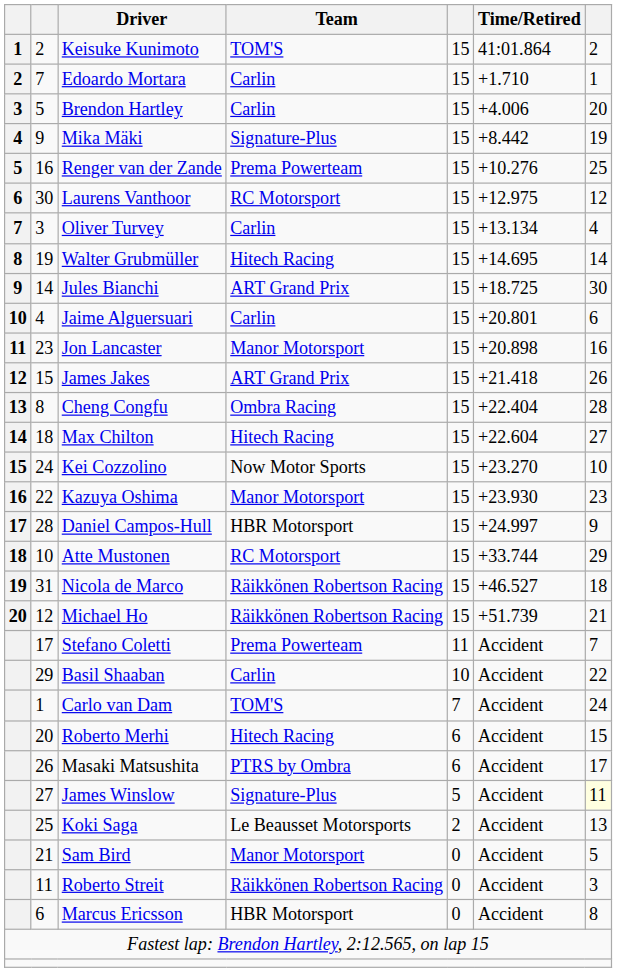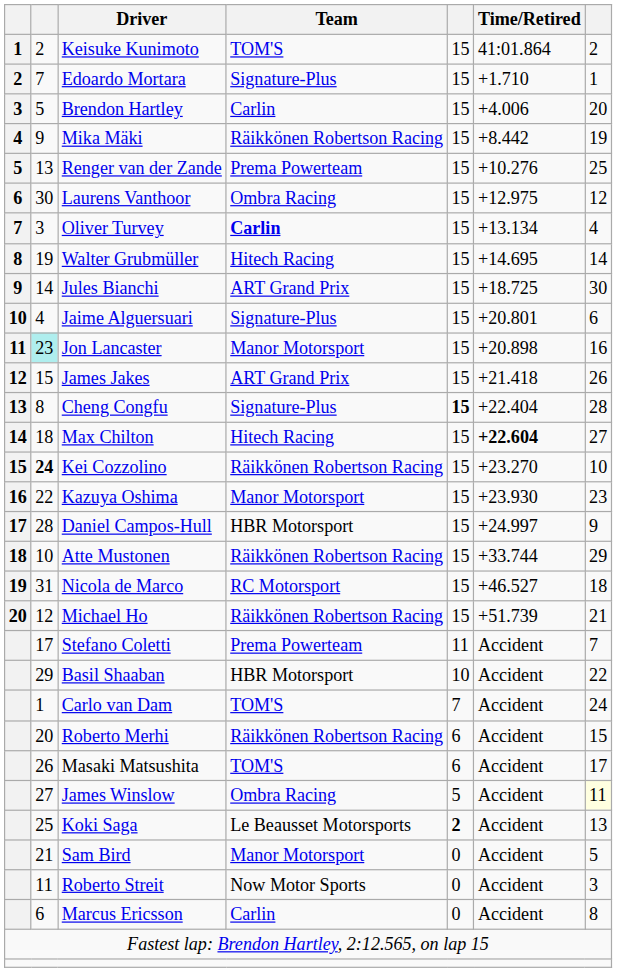(253, 79) Carlin -> (283, 79) Signature-Plus
(283, 138) Signature-Plus -> (337, 138) Räikkönen Robertson Racing
(44, 168) 16 -> (44, 168) 13
(285, 198) RC Motorsport -> (283, 198) Ombra Racing
(253, 228) normal -> (255, 228) bold
(253, 317) Carlin -> (283, 317) Signature-Plus
(44, 347) no background -> (44, 347) paleturquoise background
(283, 407) Ombra Racing -> (283, 407) Signature-Plus
(461, 407) normal -> (461, 407) bold
(508, 437) normal -> (508, 437) bold
(44, 466) normal -> (44, 466) bold
(298, 466) Now Motor Sports -> (337, 466) Räikkönen Robertson Racing
(285, 556) RC Motorsport -> (337, 556) Räikkönen Robertson Racing
(337, 586) Räikkönen Robertson Racing -> (285, 586) RC Motorsport
(253, 675) Carlin -> (292, 675) HBR Motorsport
(282, 735) Hitech Racing -> (337, 735) Räikkönen Robertson Racing
(290, 765) PTRS by Ombra -> (257, 765) TOM'S
(283, 795) Signature-Plus -> (283, 795) Ombra Racing
(456, 824) normal -> (456, 824) bold
(337, 884) Räikkönen Robertson Racing -> (298, 884) Now Motor Sports
(292, 914) HBR Motorsport -> (253, 914) Carlin
